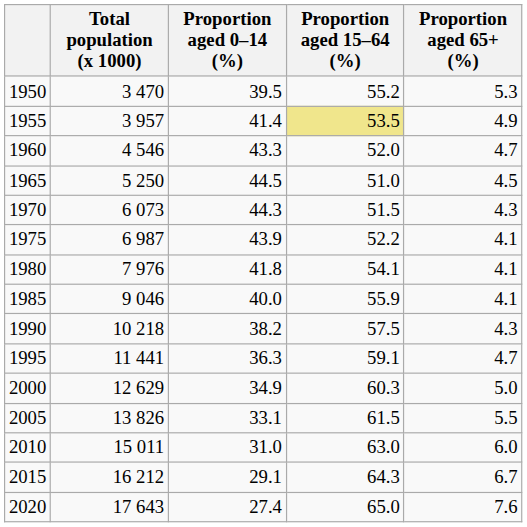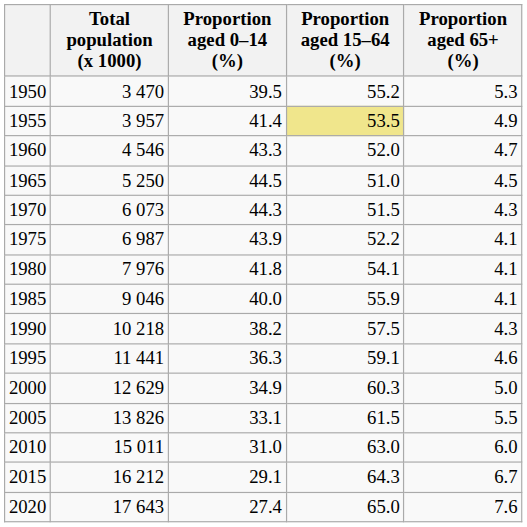(506, 358) 4.7 -> (506, 358) 4.6
